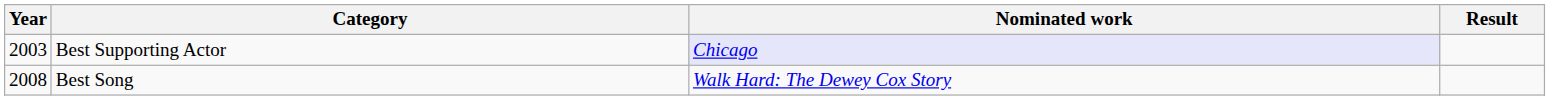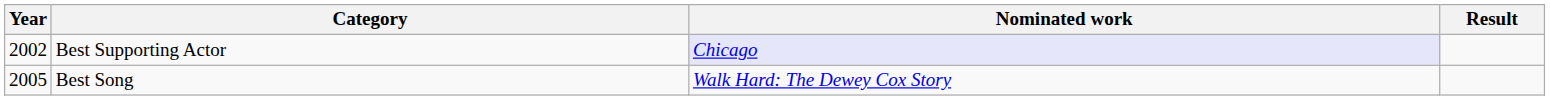(28, 49) 2003 -> (28, 49) 2002
(28, 79) 2008 -> (28, 79) 2005
